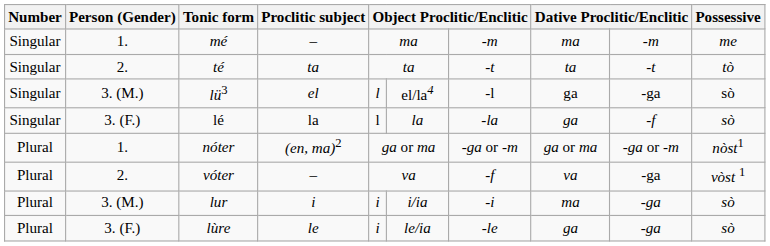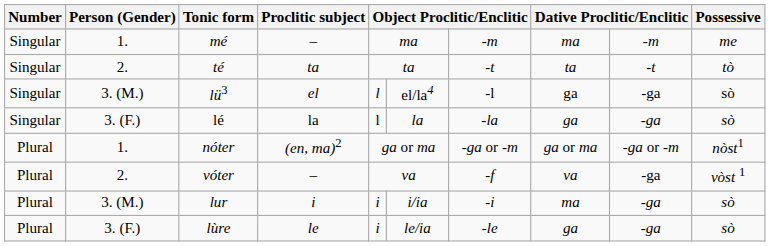(651, 120) -f -> (651, 120) -ga
